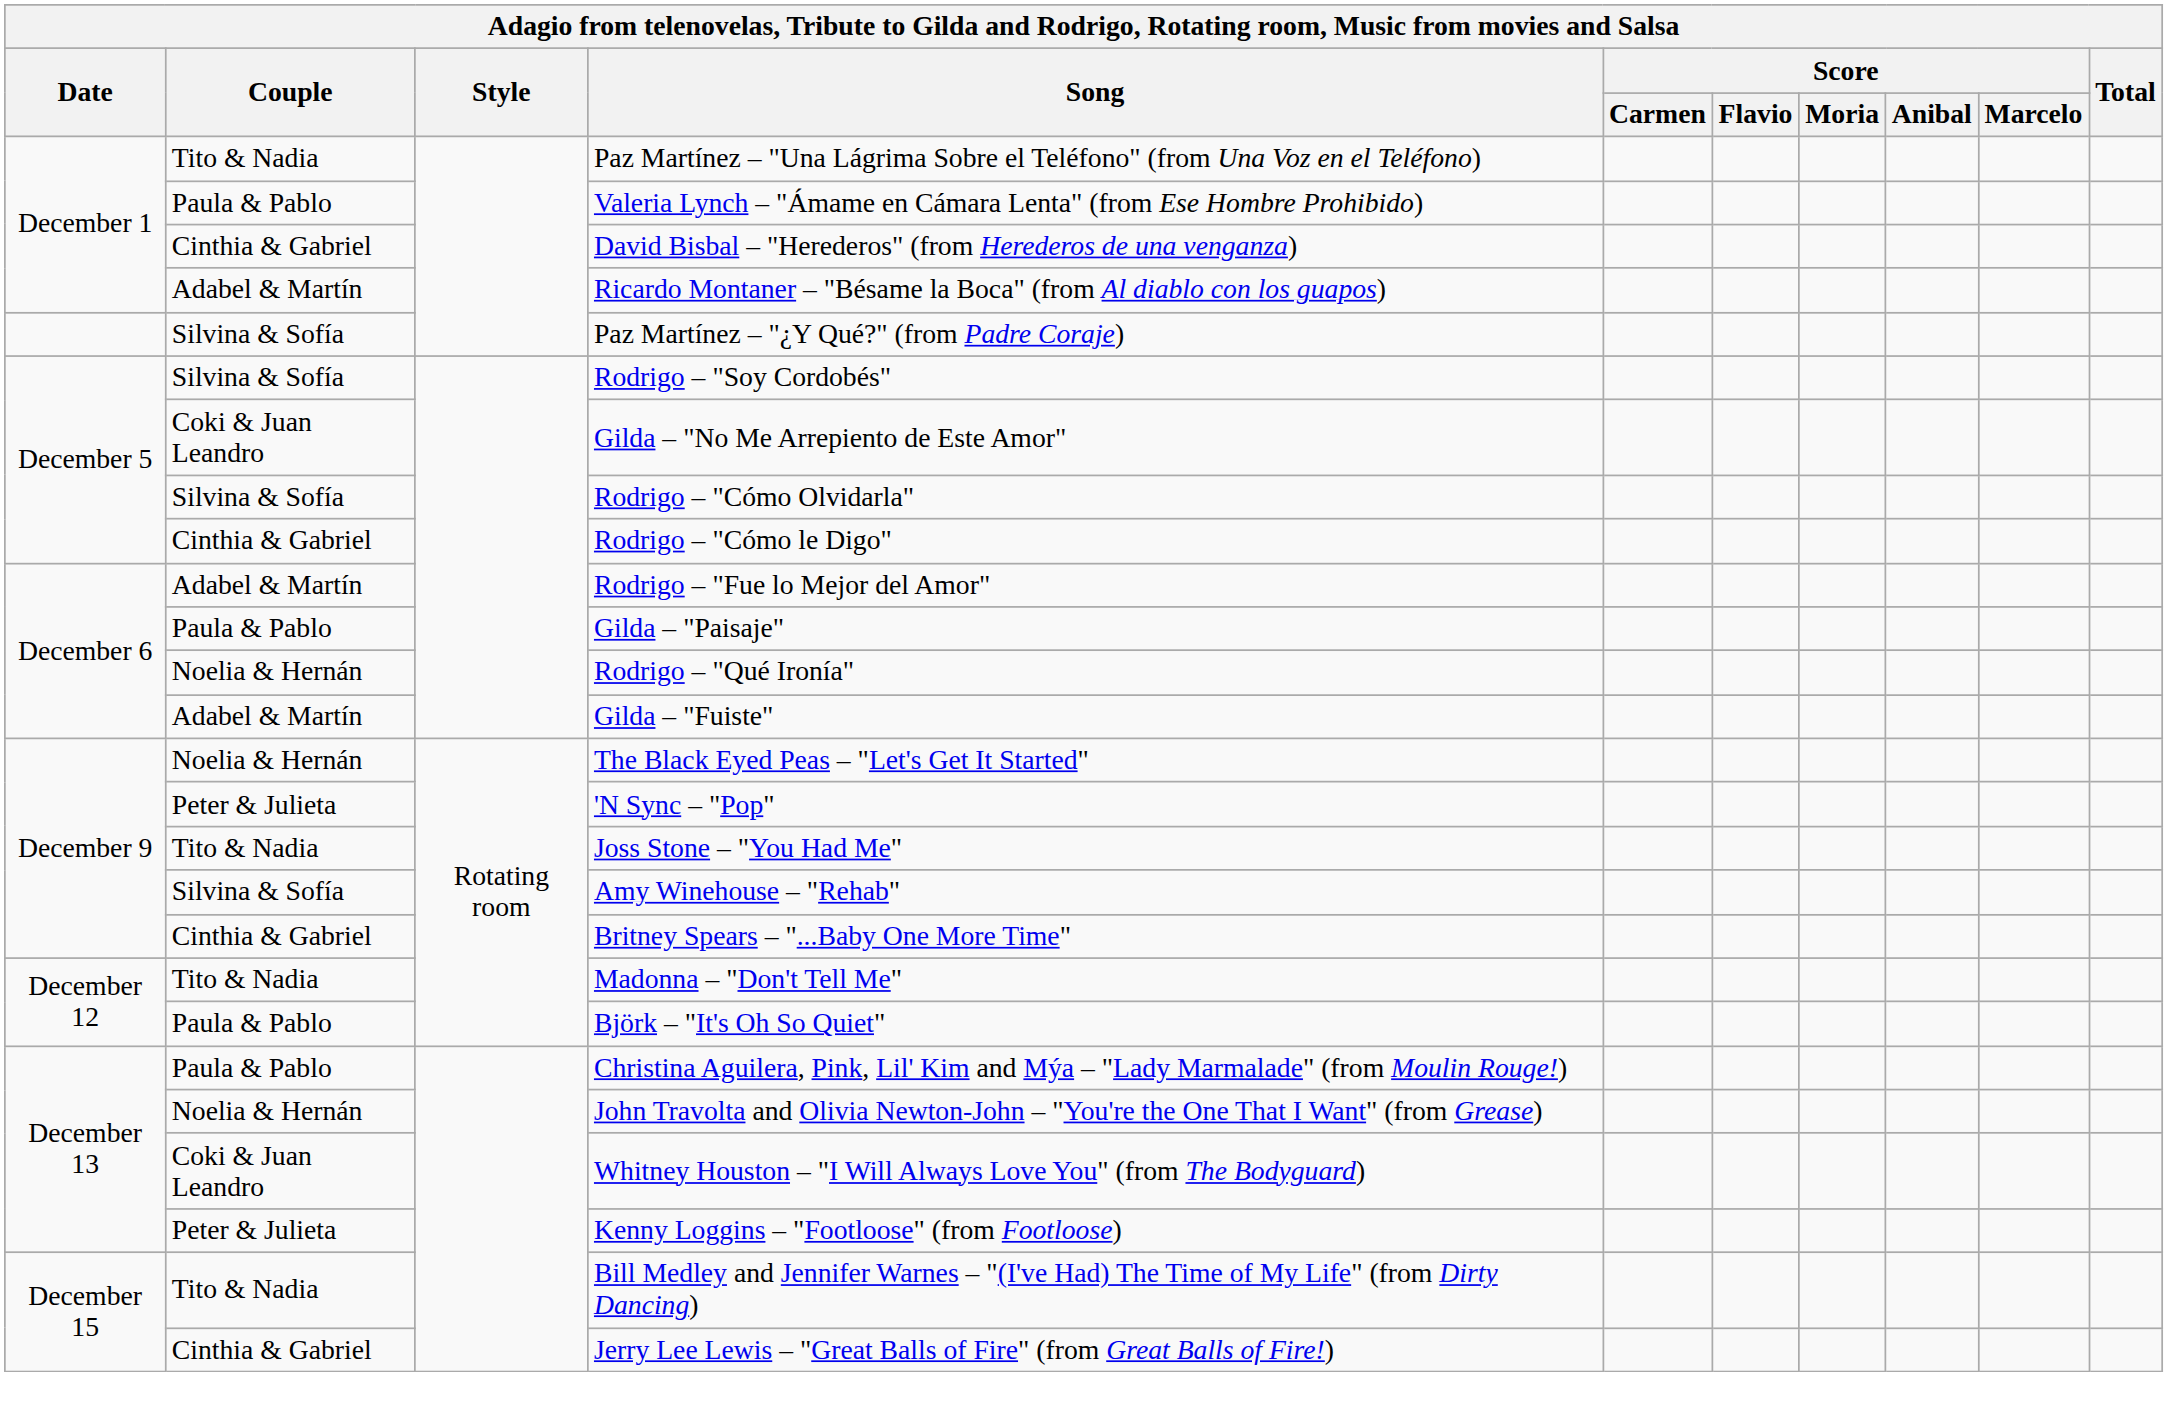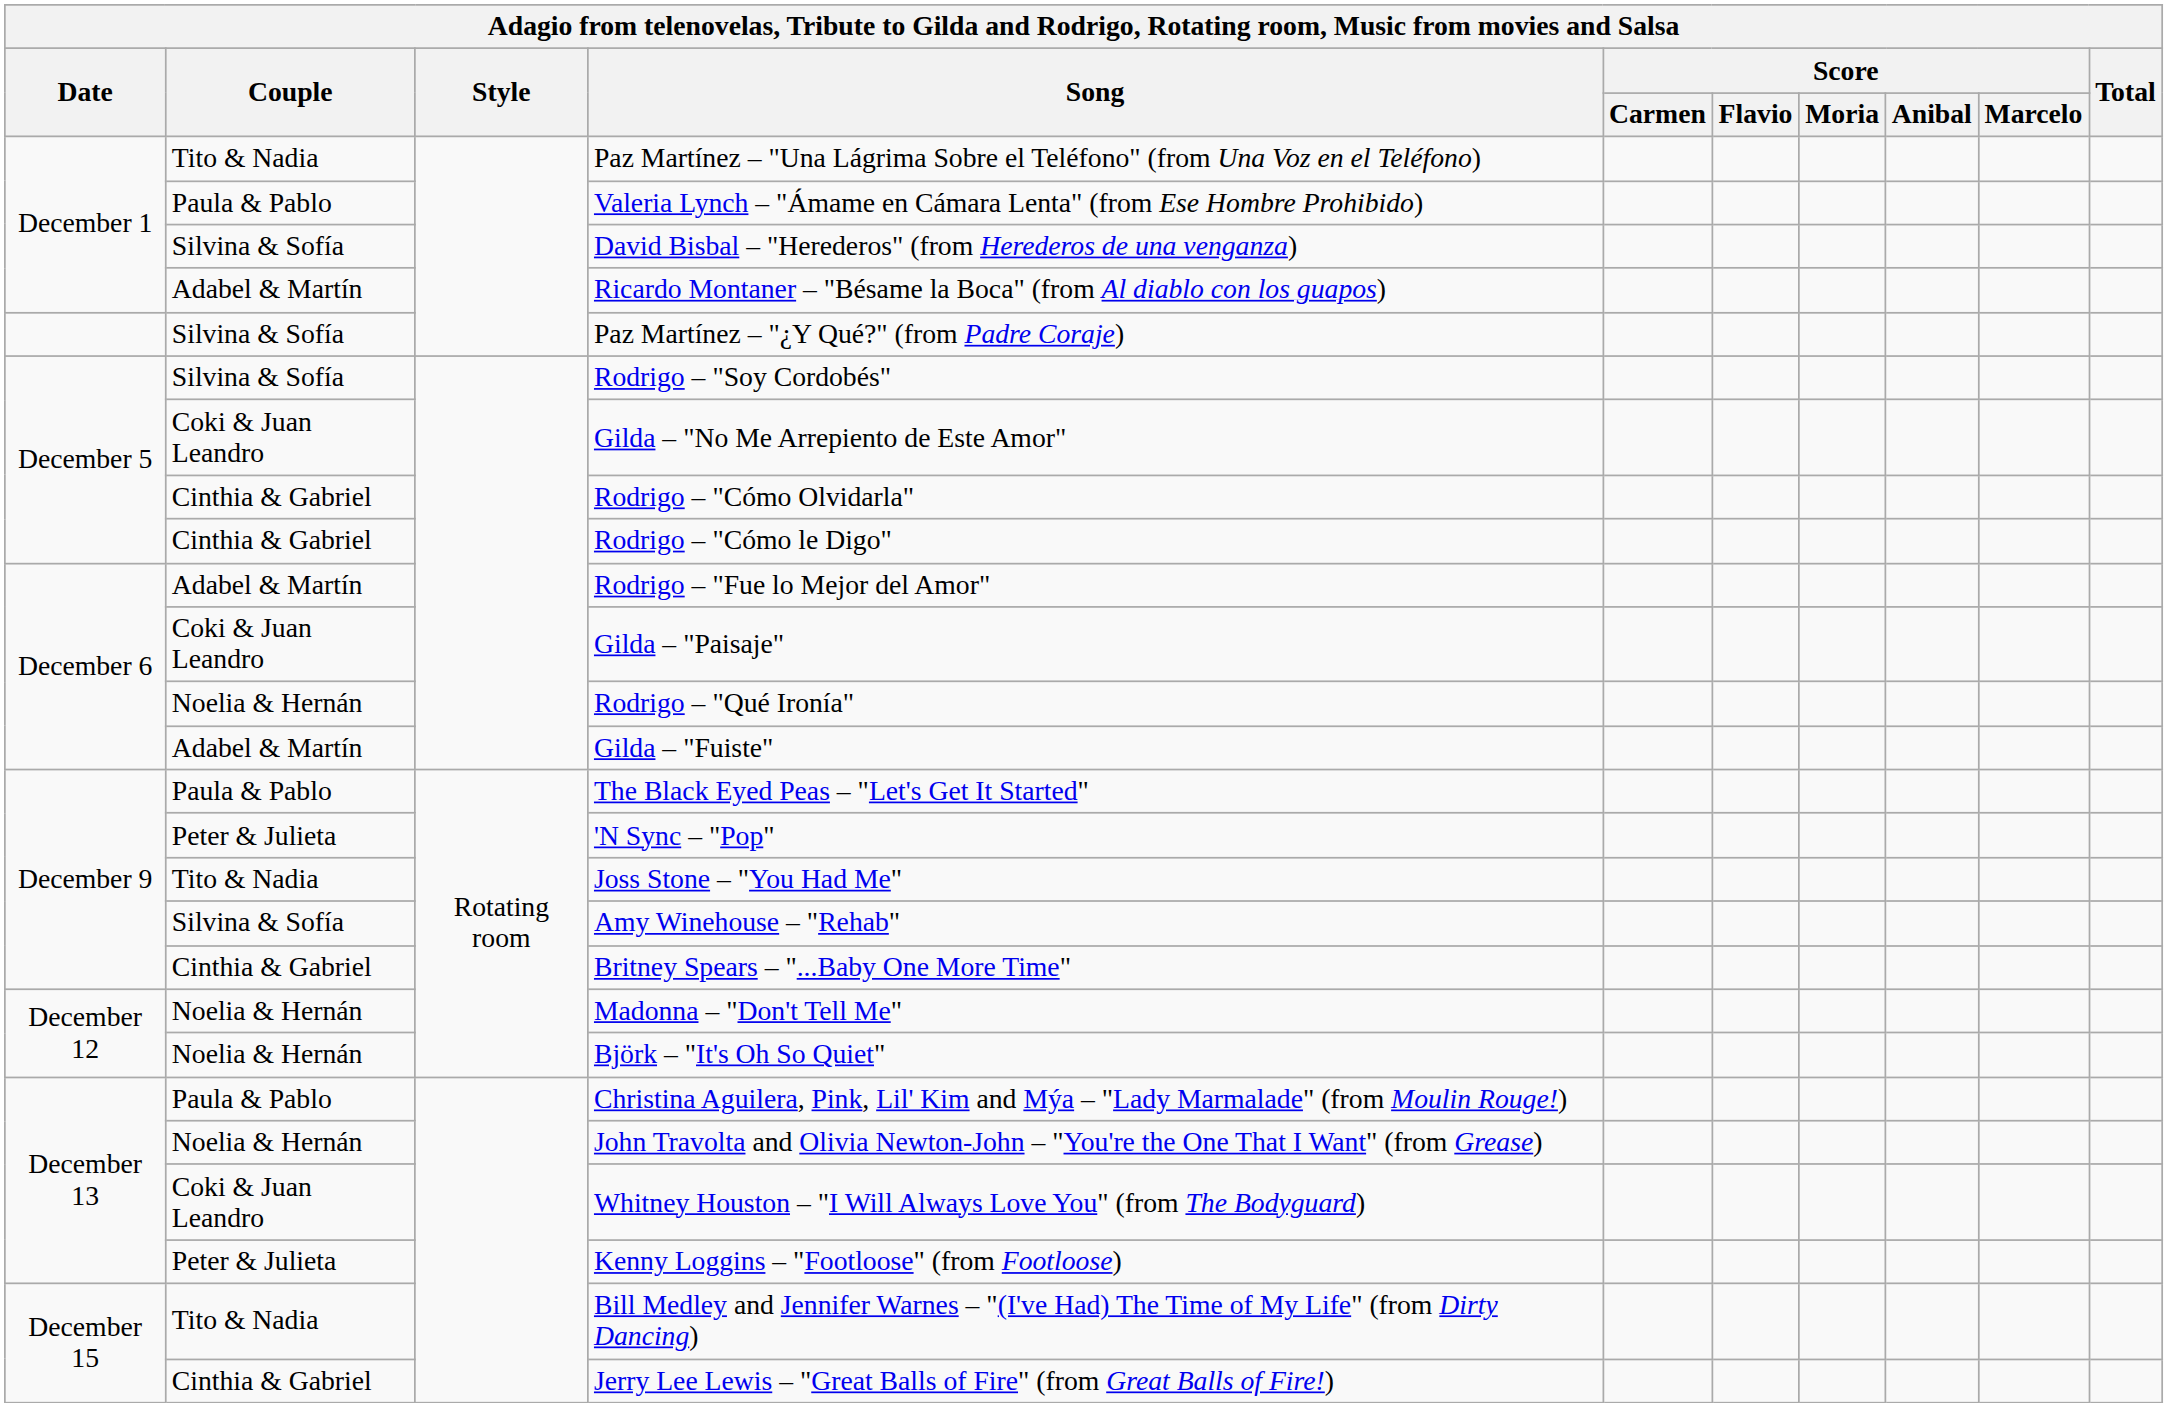(272, 245) Cinthia & Gabriel -> (258, 245) Silvina & Sofía
(258, 496) Silvina & Sofía -> (272, 496) Cinthia & Gabriel
(252, 628) Paula & Pablo -> (242, 643) Coki & Juan Leandro
(267, 759) Noelia & Hernán -> (252, 791) Paula & Pablo
(245, 979) Tito & Nadia -> (267, 1010) Noelia & Hernán
(252, 1023) Paula & Pablo -> (267, 1054) Noelia & Hernán
